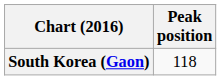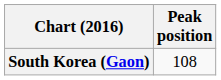(185, 61) 118 -> (185, 61) 108
